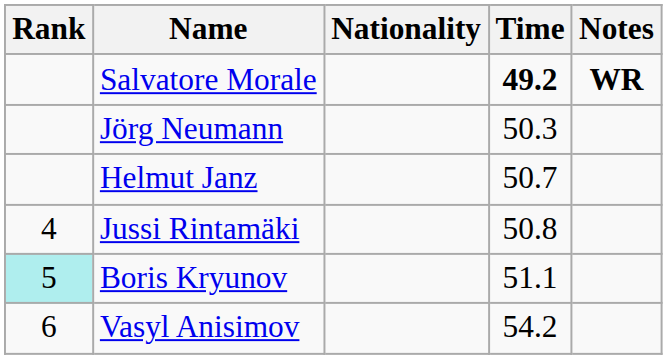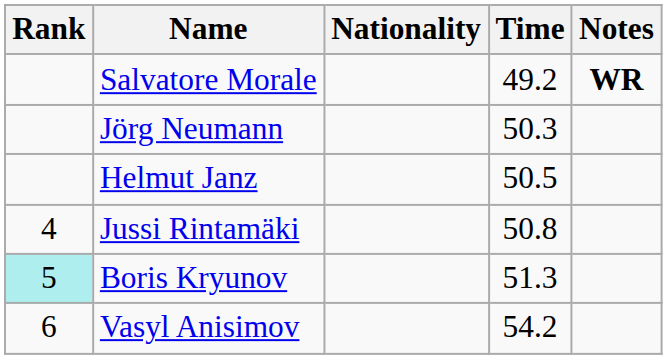(530, 79) bold -> (530, 79) normal
(530, 178) 50.7 -> (530, 178) 50.5
(530, 278) 51.1 -> (530, 278) 51.3
